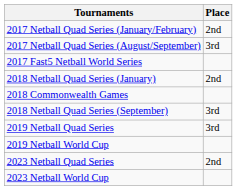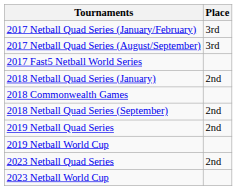(213, 29) 2nd -> (213, 29) 3rd
(213, 111) 3rd -> (213, 111) 2nd
(213, 128) 3rd -> (213, 128) 2nd
